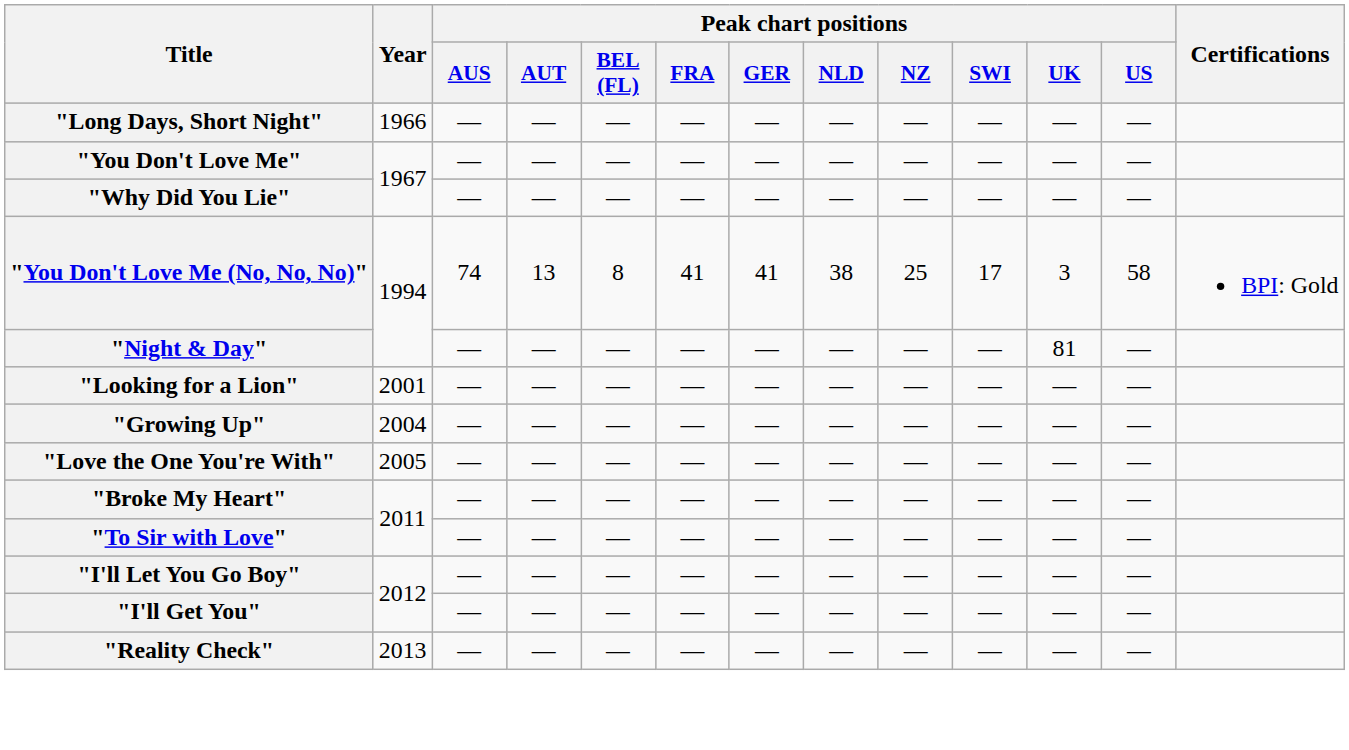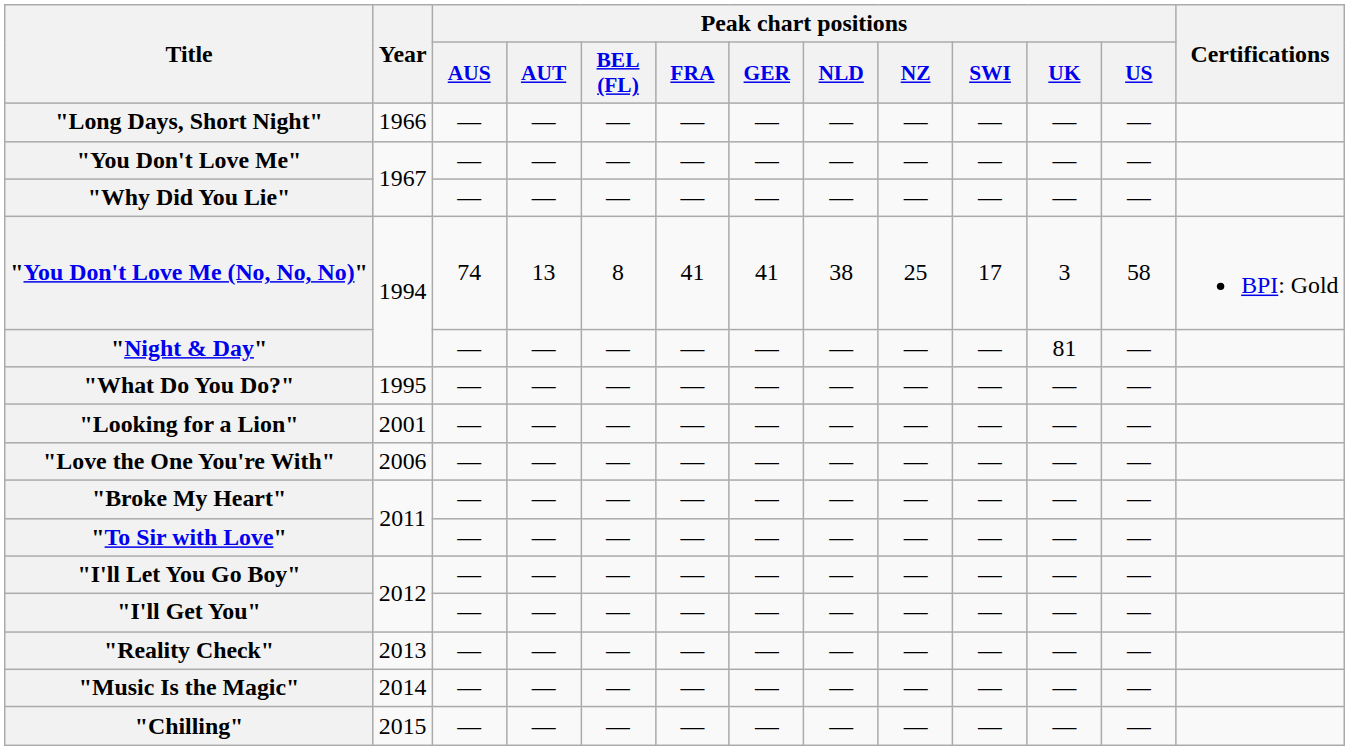+ row: (189, 385)
- row: (189, 423)
(403, 461) 2005 -> (403, 461) 2006
+ row: (189, 687)
+ row: (189, 725)
